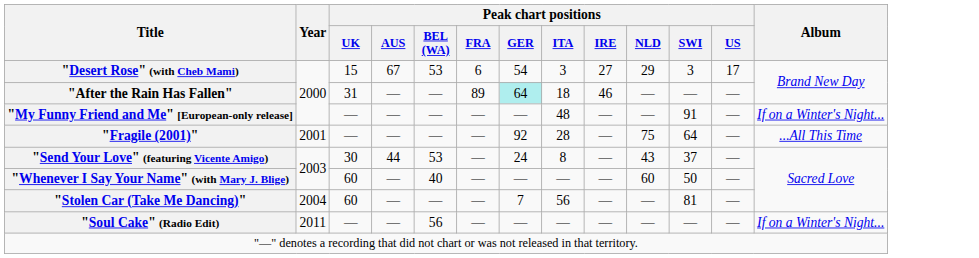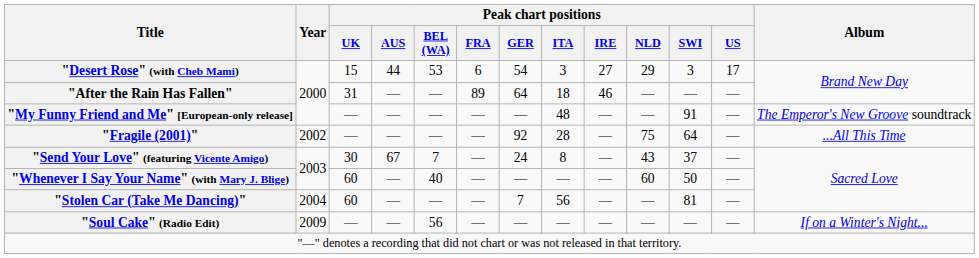(393, 71) 67 -> (393, 71) 44
(521, 93) paleturquoise background -> (521, 93) no background
(821, 114) If on a Winter's Night... -> (864, 114) The Emperor's New Groove soundtrack
(313, 136) 2001 -> (313, 136) 2002
(393, 157) 44 -> (393, 157) 67
(436, 157) 53 -> (436, 157) 7
(313, 222) 2011 -> (313, 222) 2009
